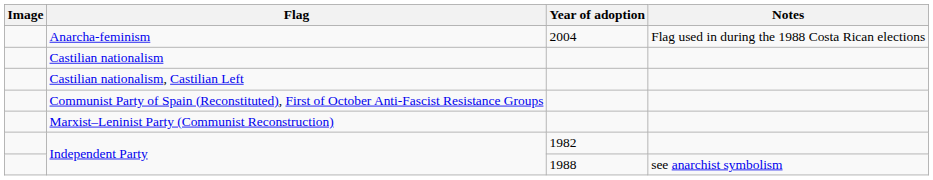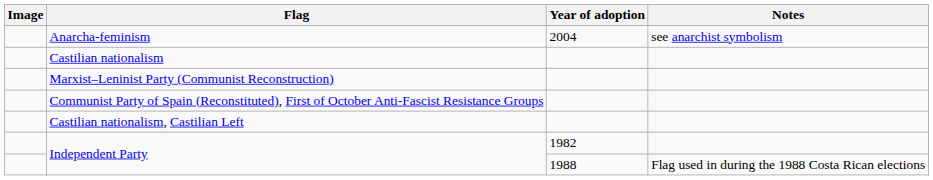(788, 36) Flag used in during the 1988 Costa Rican elections -> (717, 36) see anarchist symbolism
rows swapped: (147, 79) <-> (192, 121)
(717, 164) see anarchist symbolism -> (788, 164) Flag used in during the 1988 Costa Rican elections
